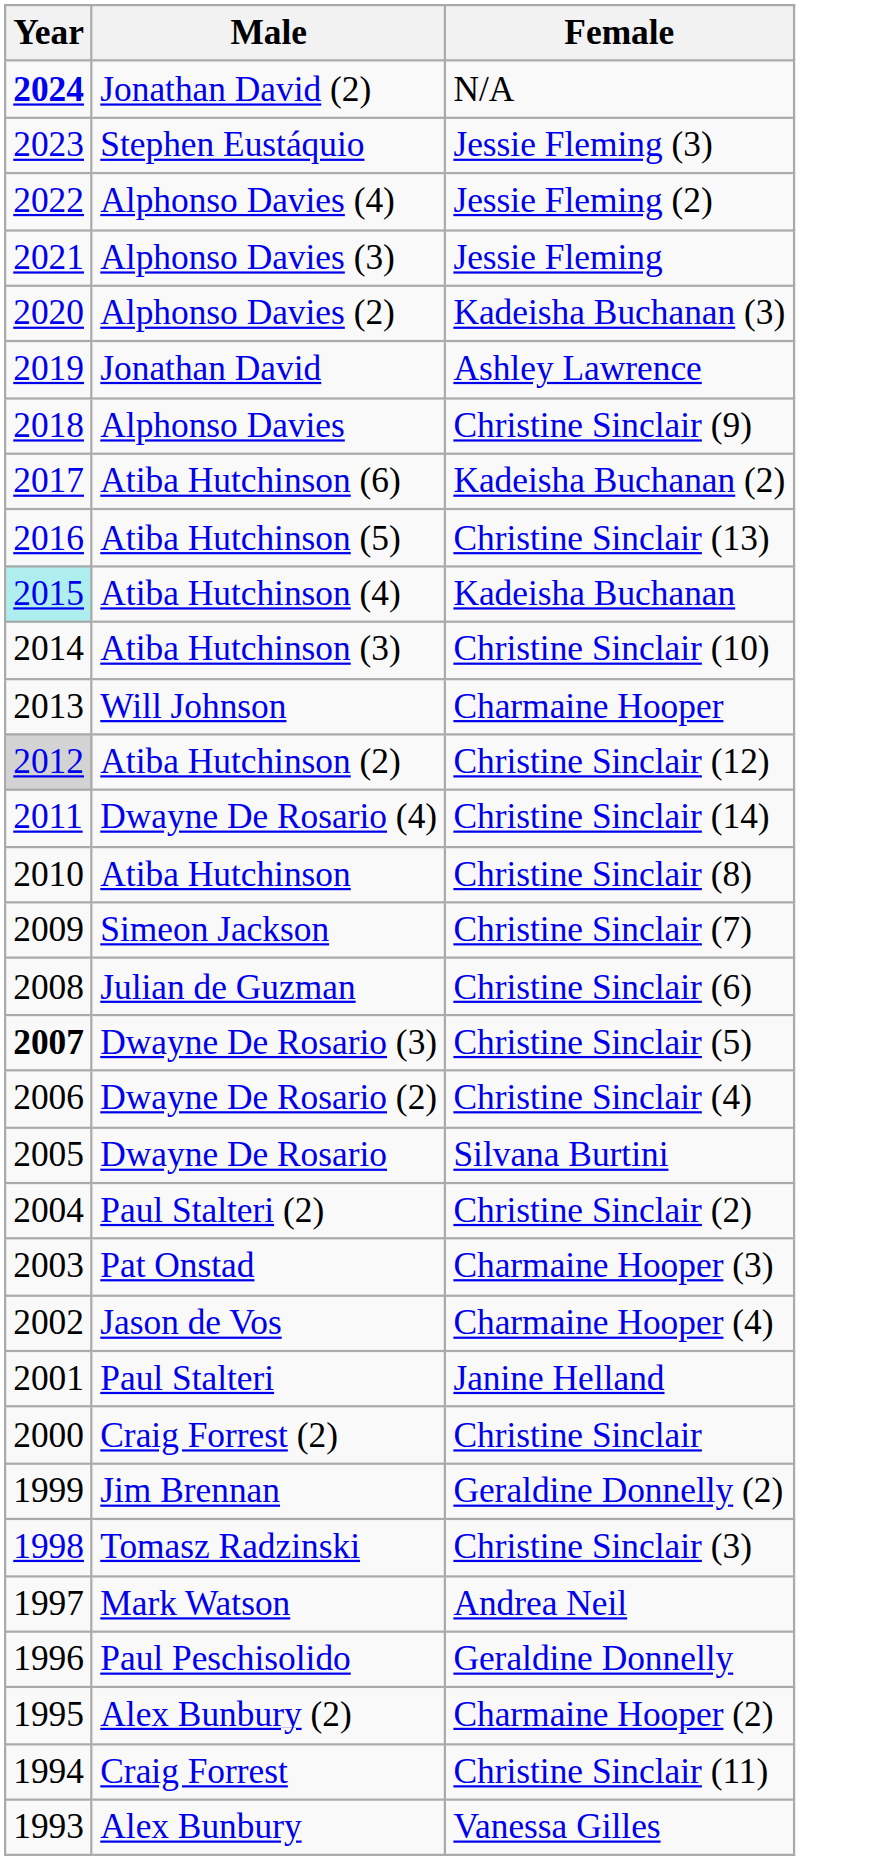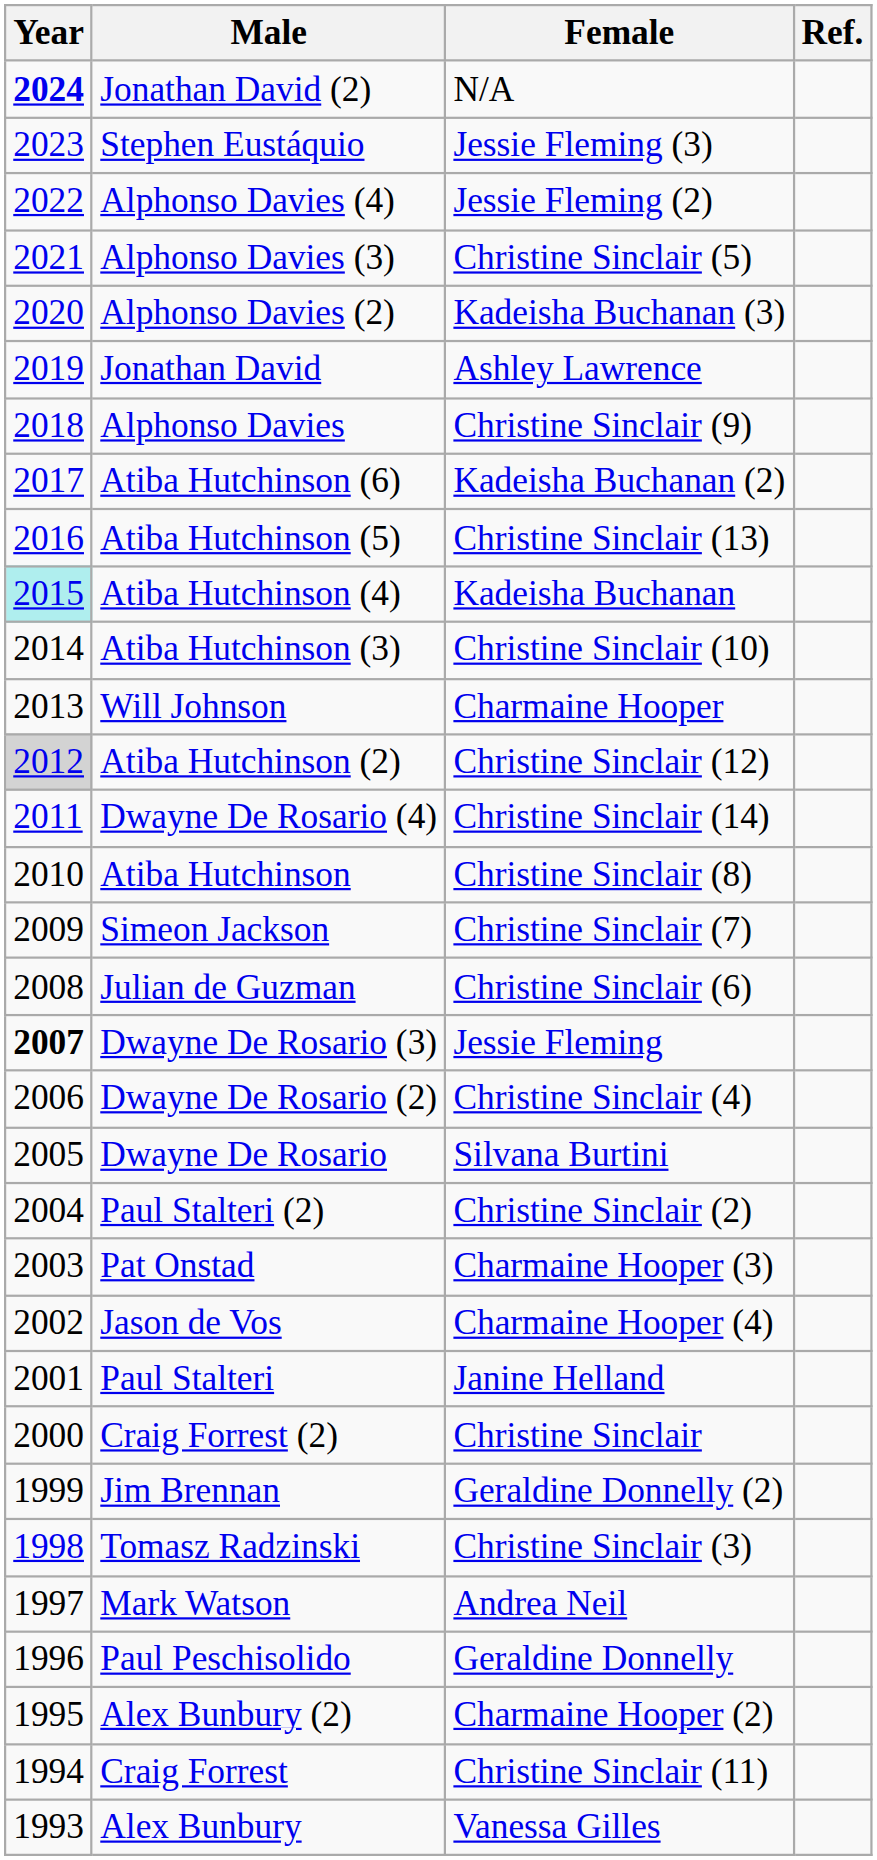+ column: (832, 32)
(558, 256) Jessie Fleming -> (603, 256) Christine Sinclair (5)
(603, 1041) Christine Sinclair (5) -> (558, 1041) Jessie Fleming
